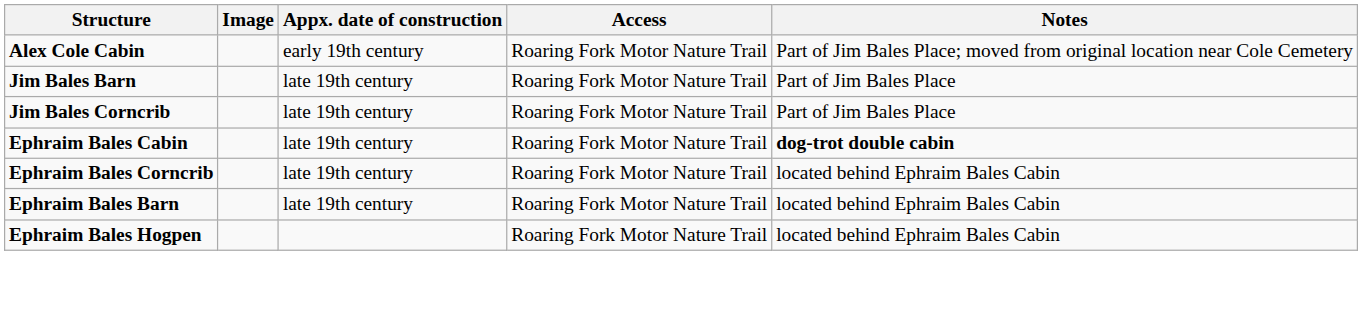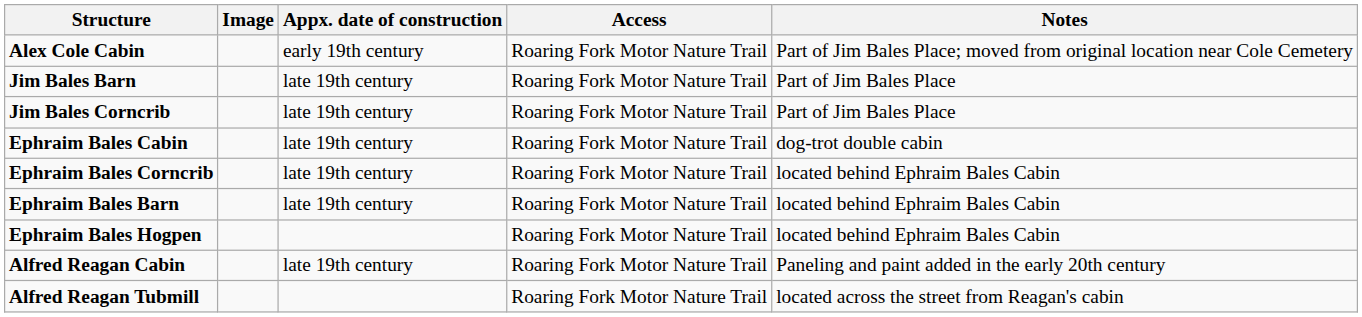(865, 142) bold -> (859, 142) normal
+ row: (97, 265)
+ row: (104, 296)
